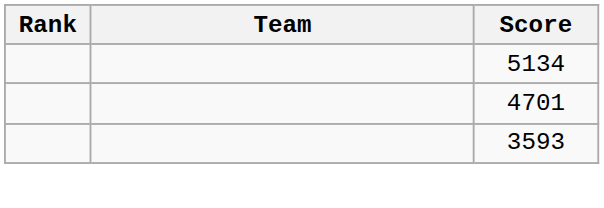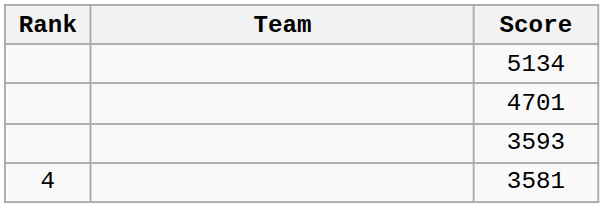+ row: (536, 182)
